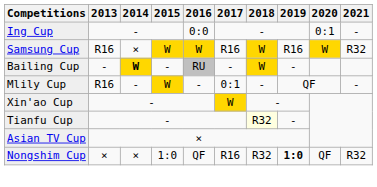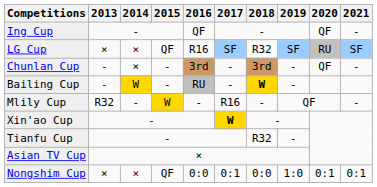(199, 31) 0:0 -> (199, 31) QF
(325, 31) 0:1 -> (325, 31) QF
- row: (43, 49)
+ row: (27, 49)
+ row: (43, 67)
(136, 67) bold -> (136, 85) normal
(262, 67) normal -> (262, 85) bold
(104, 85) R16 -> (104, 102) R32
(230, 85) 0:1 -> (230, 102) R16
(230, 102) normal -> (230, 120) bold
(262, 120) lightyellow background -> (262, 138) no background
(167, 156) 1:0 -> (167, 173) QF
(199, 156) QF -> (199, 173) 0:0
(230, 156) R16 -> (230, 173) 0:1
(262, 156) R32 -> (262, 173) 0:0
(293, 156) bold -> (293, 173) normal
(325, 156) QF -> (325, 173) 0:1
(356, 156) R32 -> (356, 173) 0:1
